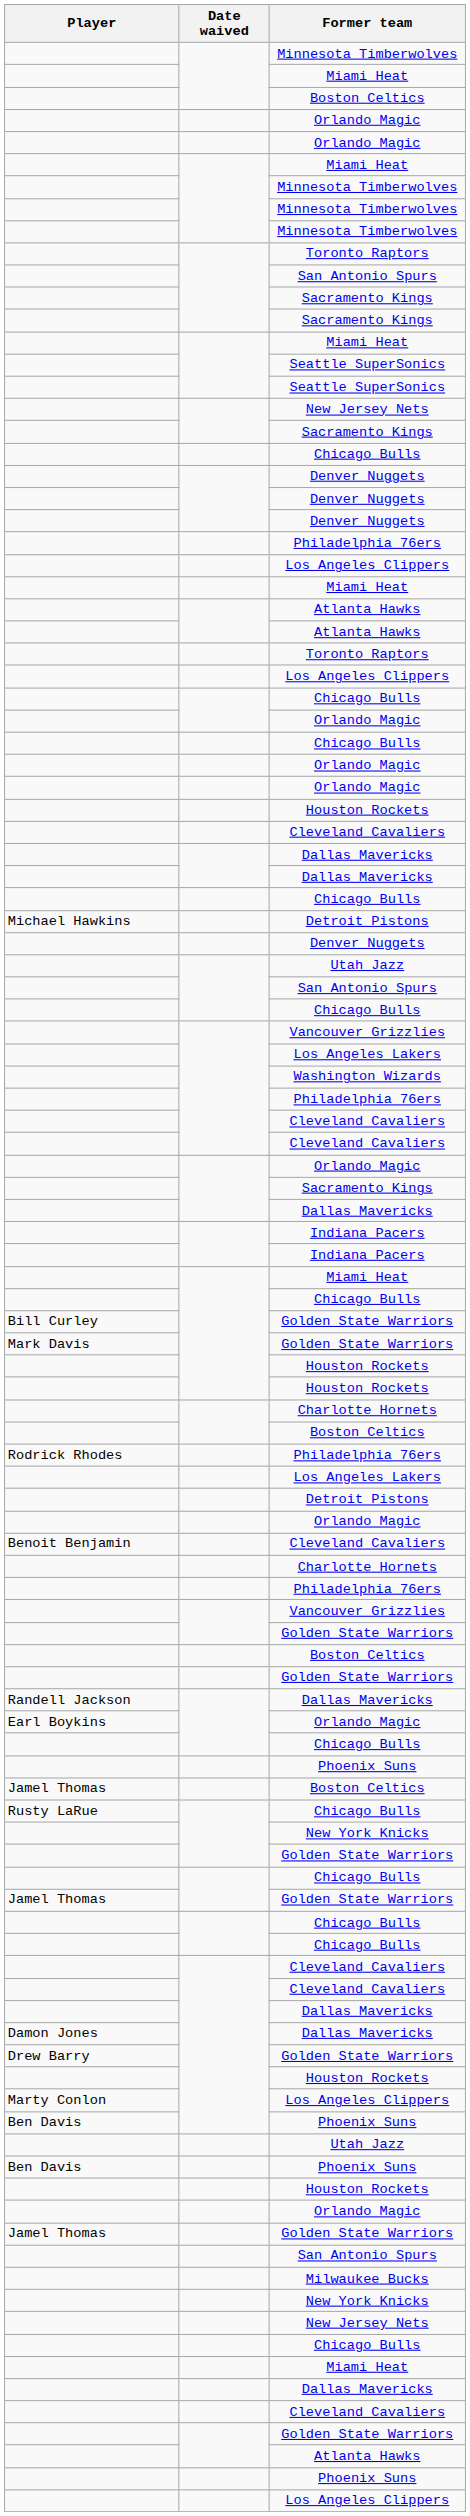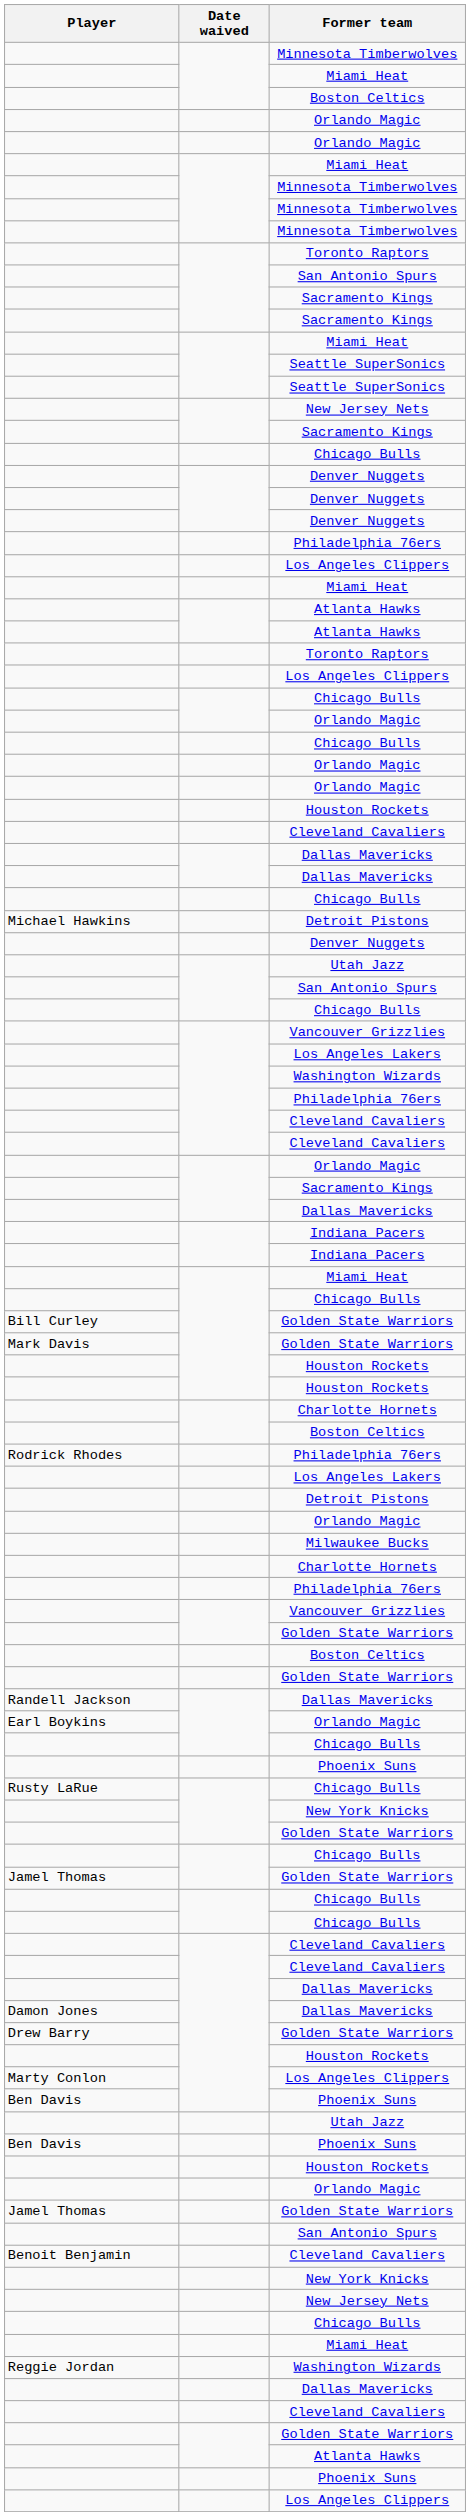rows swapped: (69, 1544) <-> (92, 2278)
- row: (57, 1789)
+ row: (61, 2367)
